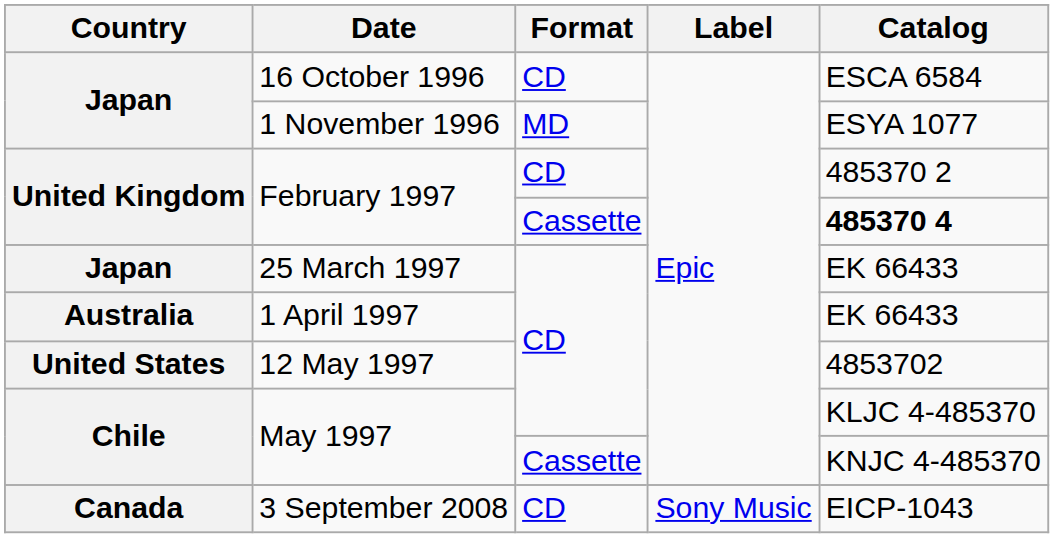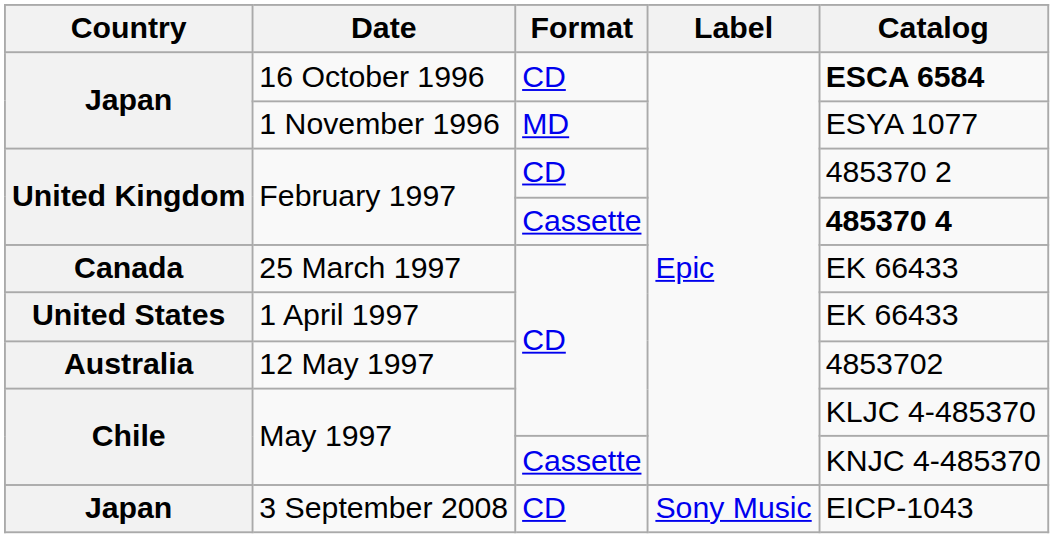(904, 76) normal -> (905, 76) bold
(129, 268) Japan -> (129, 268) Canada
(129, 316) Australia -> (129, 316) United States
(129, 364) United States -> (129, 364) Australia
(129, 508) Canada -> (129, 508) Japan
